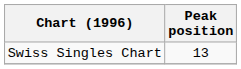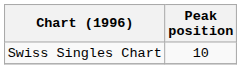(201, 53) 13 -> (201, 53) 10
